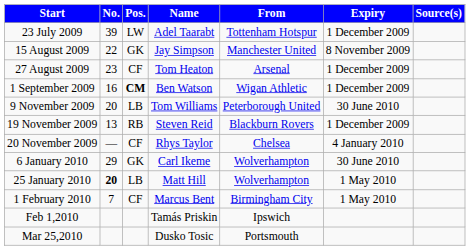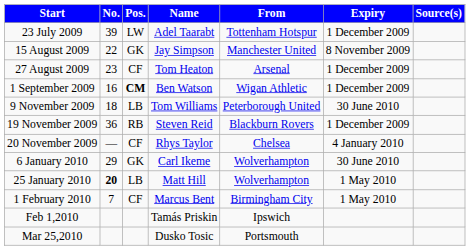(111, 106) 20 -> (111, 106) 18
(111, 124) 13 -> (111, 124) 36
